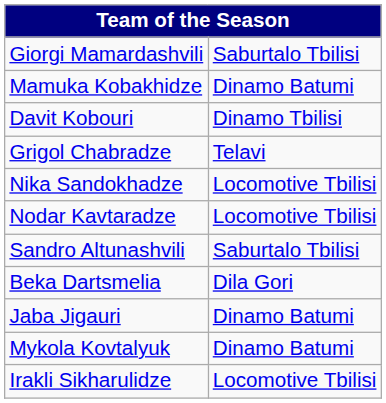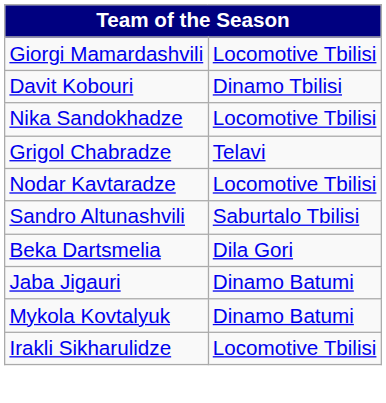(286, 53) Saburtalo Tbilisi -> (295, 53) Locomotive Tbilisi
- row: (106, 86)
rows swapped: (90, 151) <-> (96, 184)
